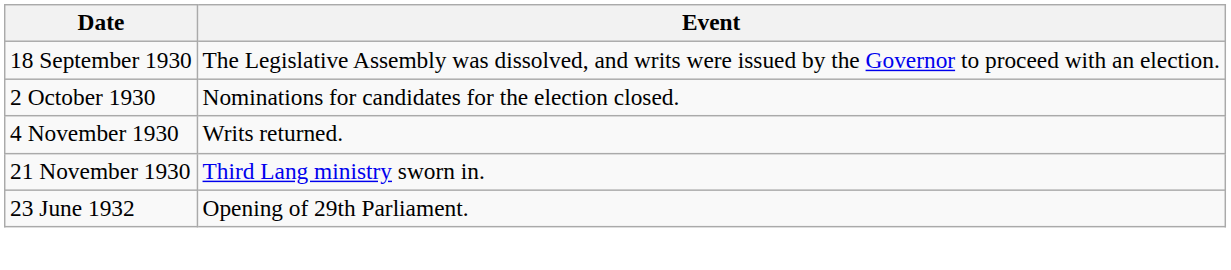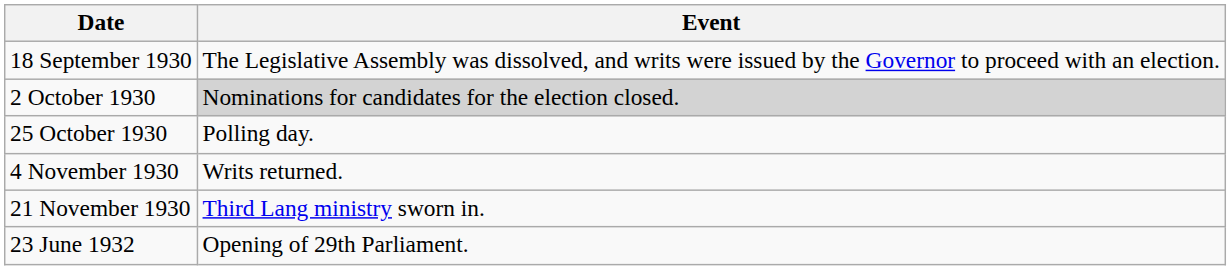(441, 97) no background -> (441, 97) lightgrey background
+ row: (89, 134)
